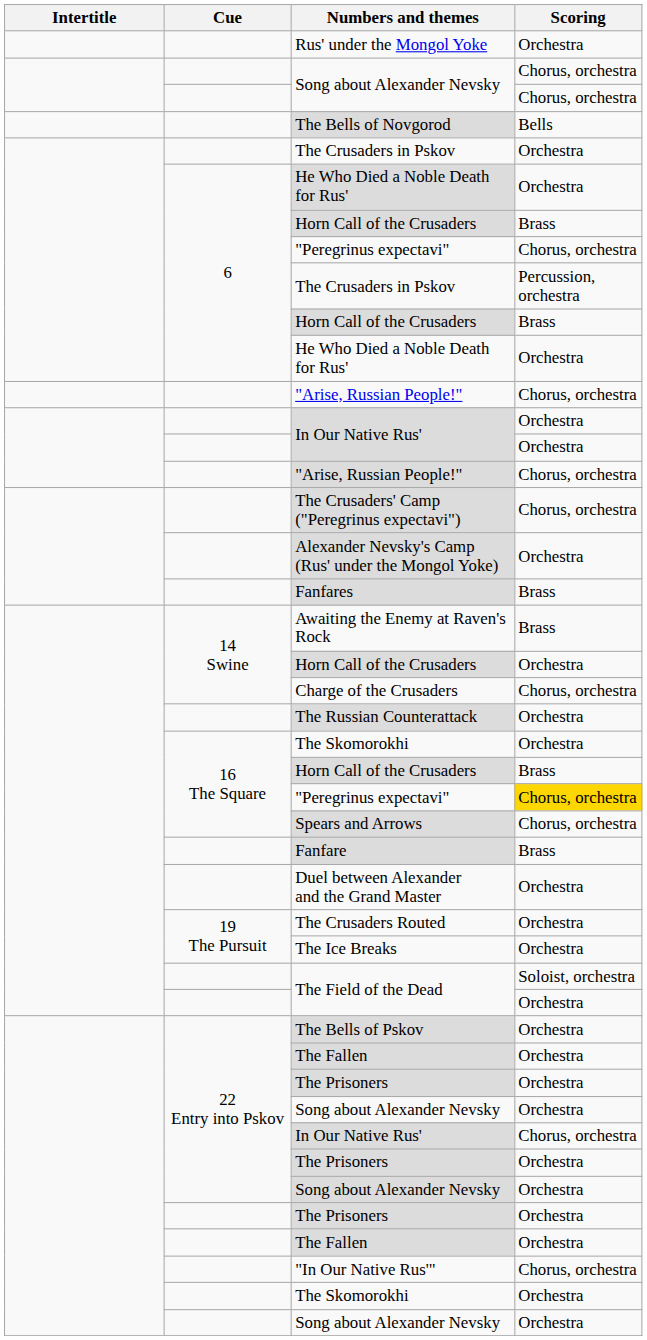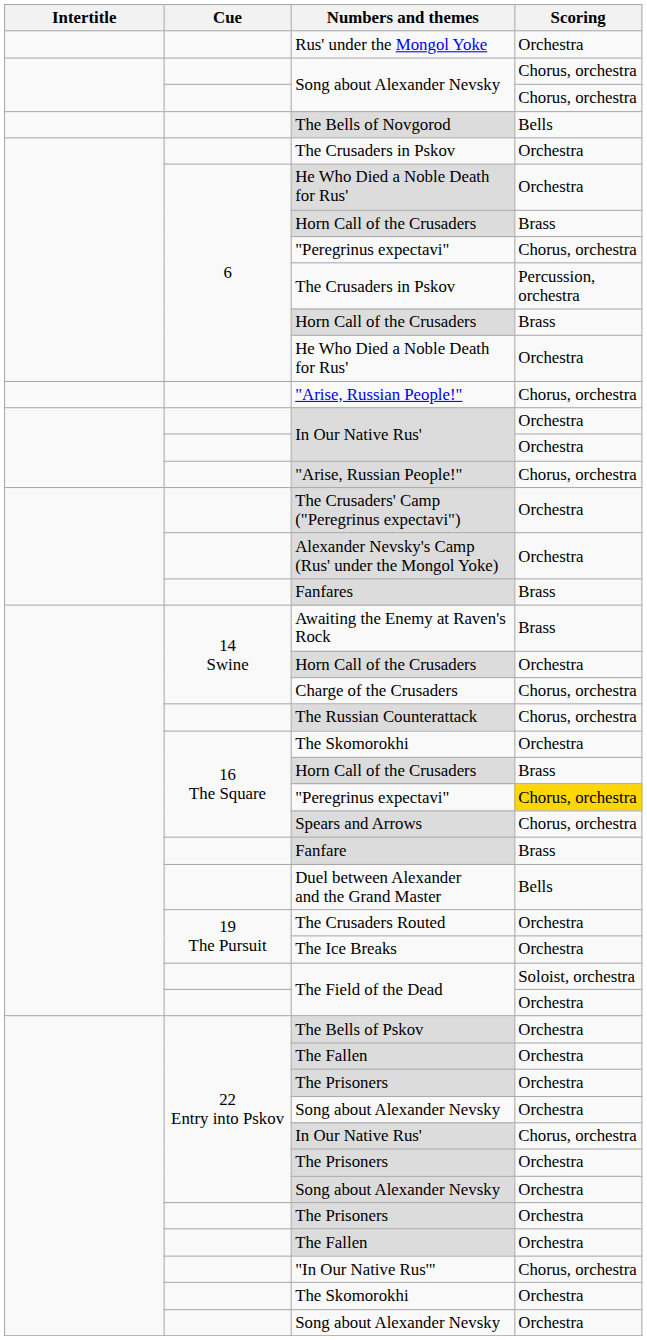(578, 510) Chorus, orchestra -> (551, 510) Orchestra
(551, 717) Orchestra -> (578, 717) Chorus, orchestra
(551, 886) Orchestra -> (536, 886) Bells
